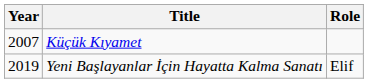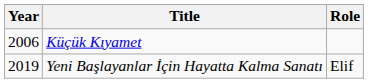(24, 41) 2007 -> (24, 41) 2006
